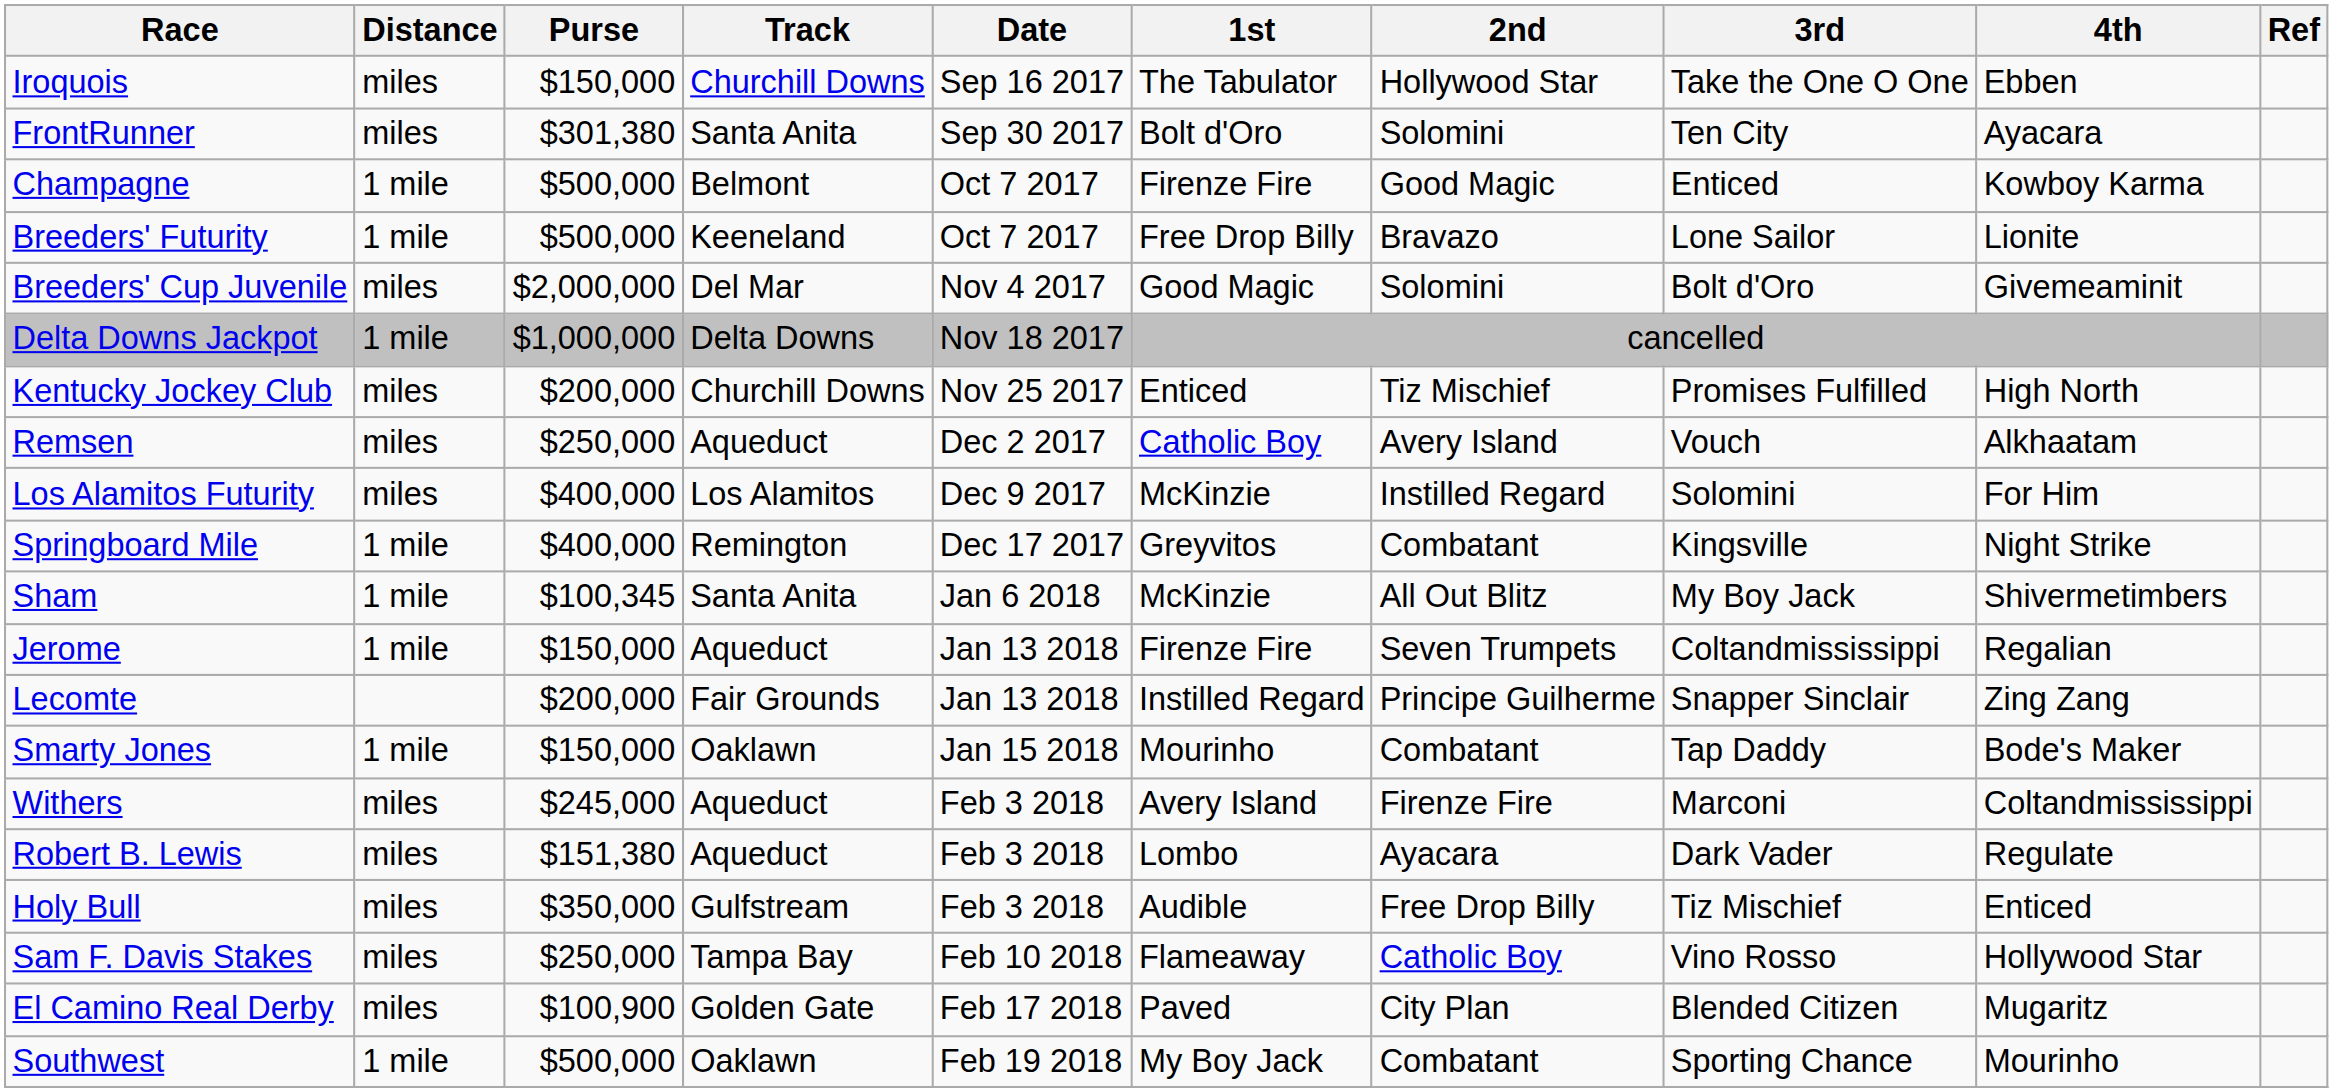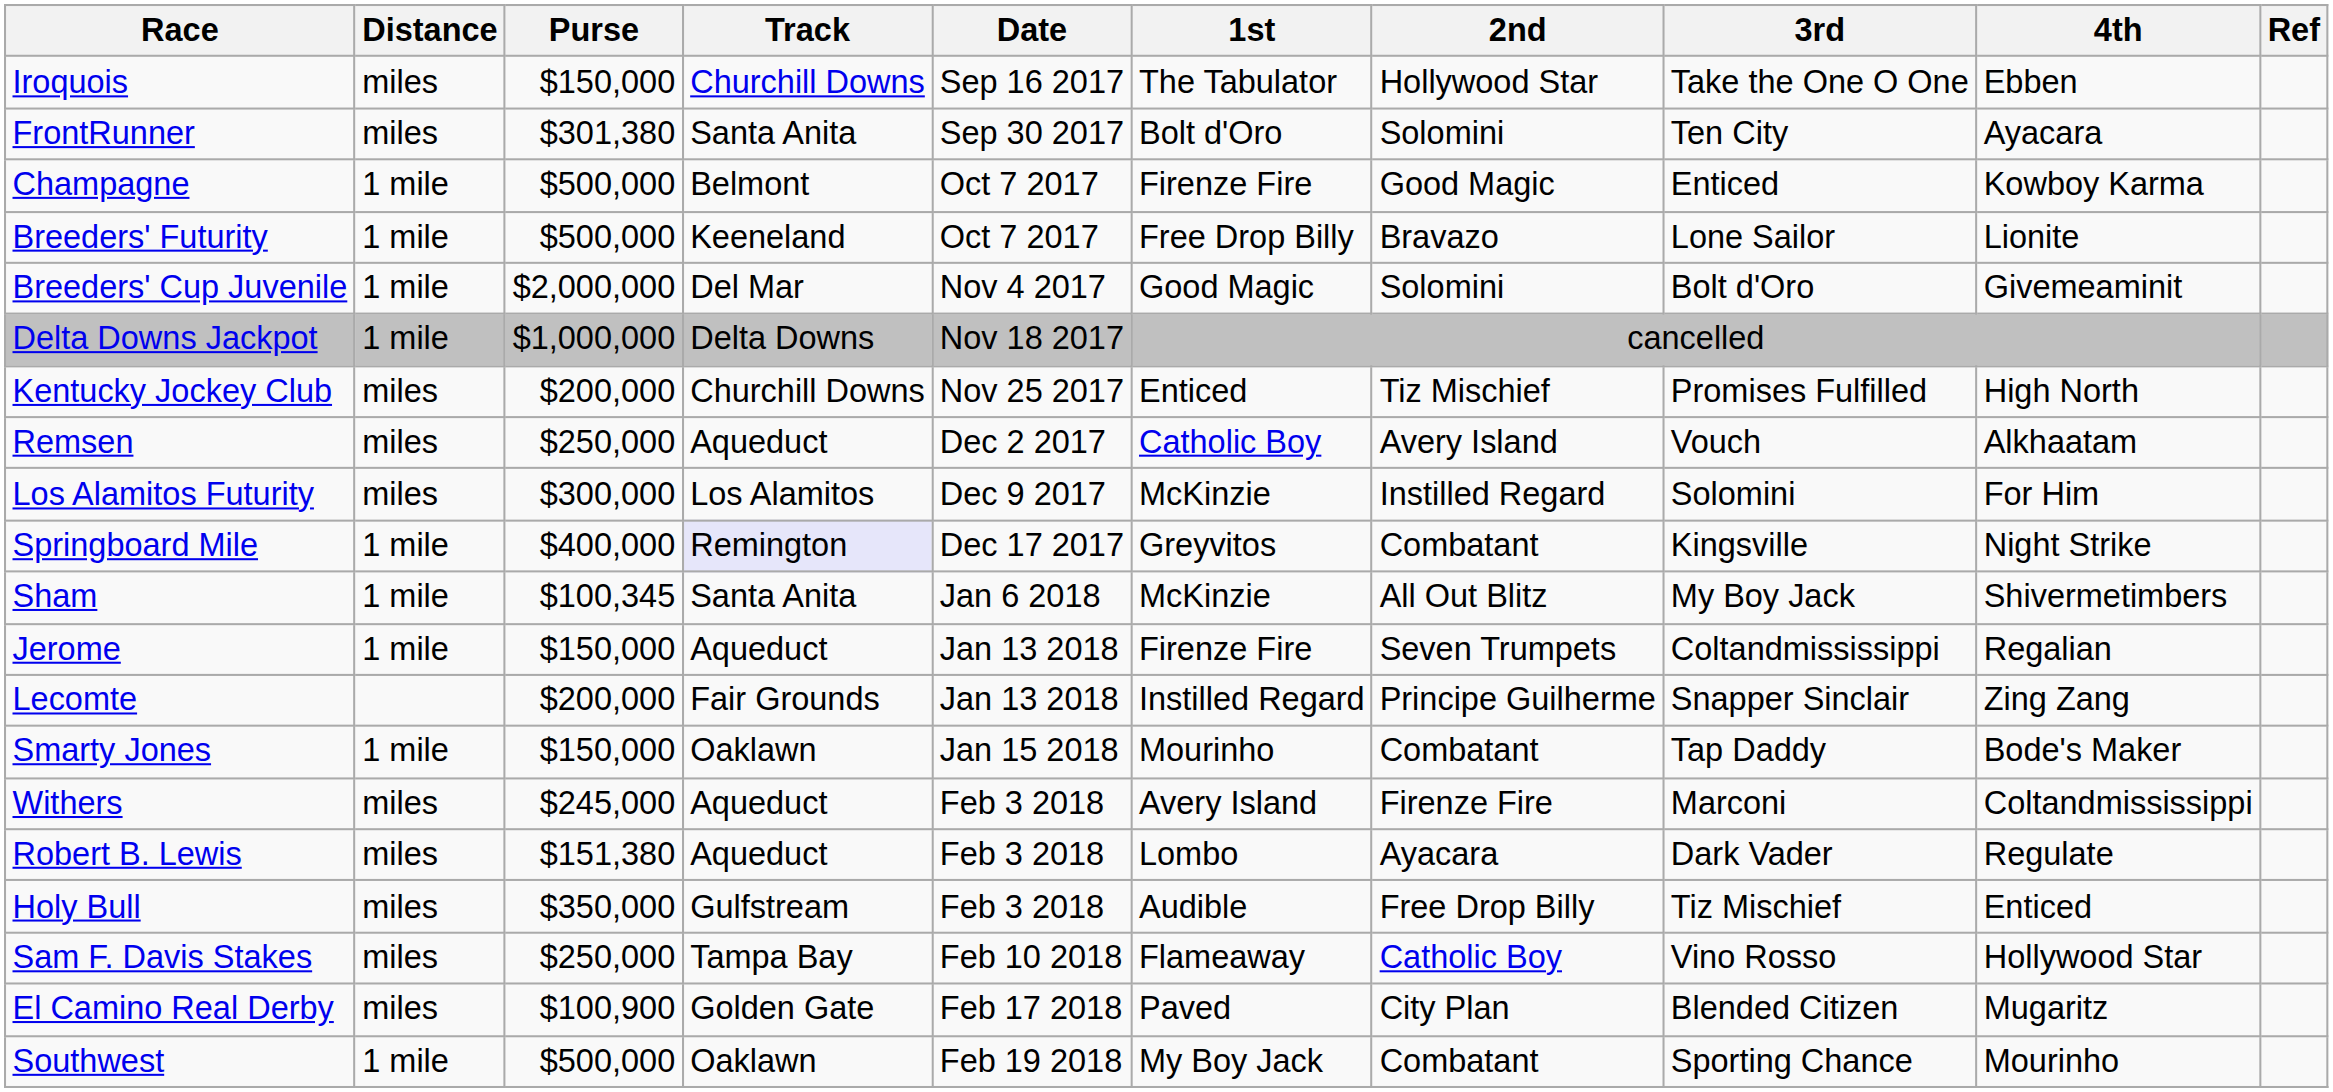(400, 287) miles -> (406, 287) 1 mile
(607, 493) $400,000 -> (607, 493) $300,000
(769, 545) no background -> (769, 545) lavender background
